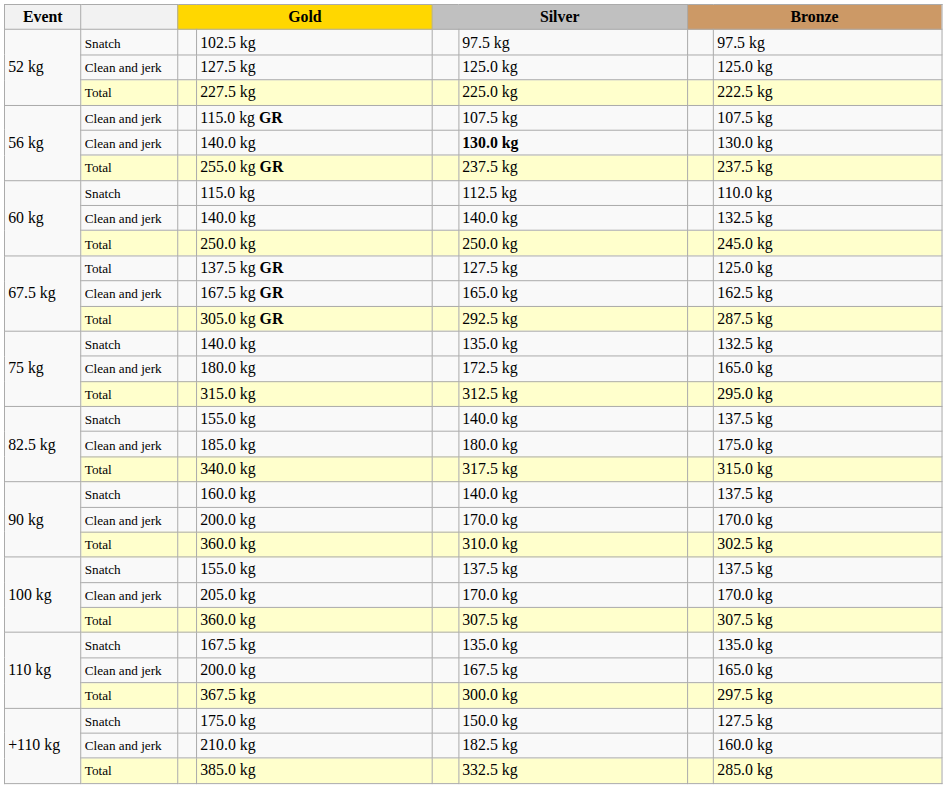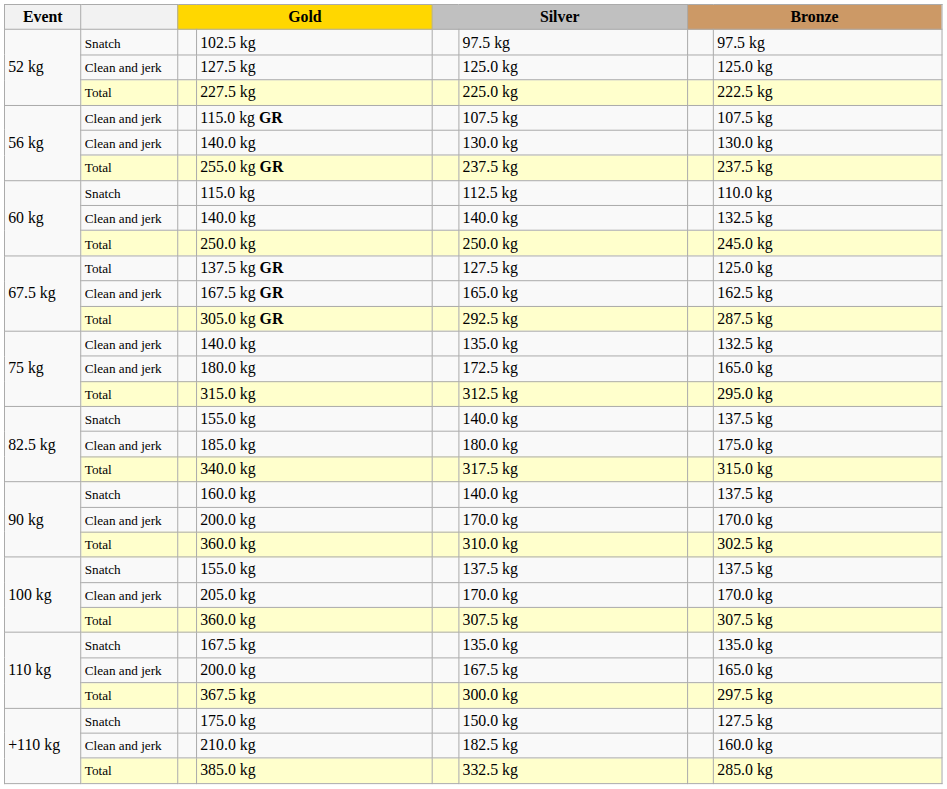(490, 142) bold -> (490, 142) normal
(103, 344) Snatch -> (123, 344) Clean and jerk
